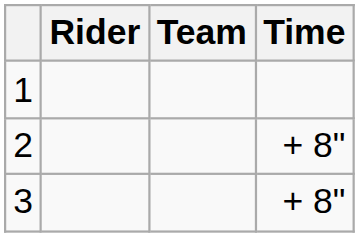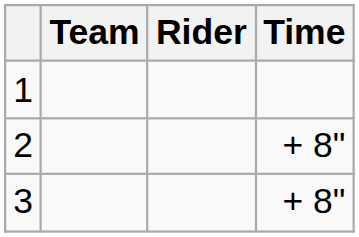columns swapped: (95, 32) <-> (202, 32)
